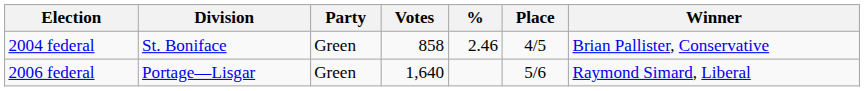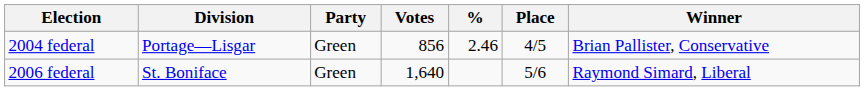(184, 45) St. Boniface -> (199, 45) Portage—Lisgar
(431, 45) 858 -> (431, 45) 856
(199, 72) Portage—Lisgar -> (184, 72) St. Boniface
